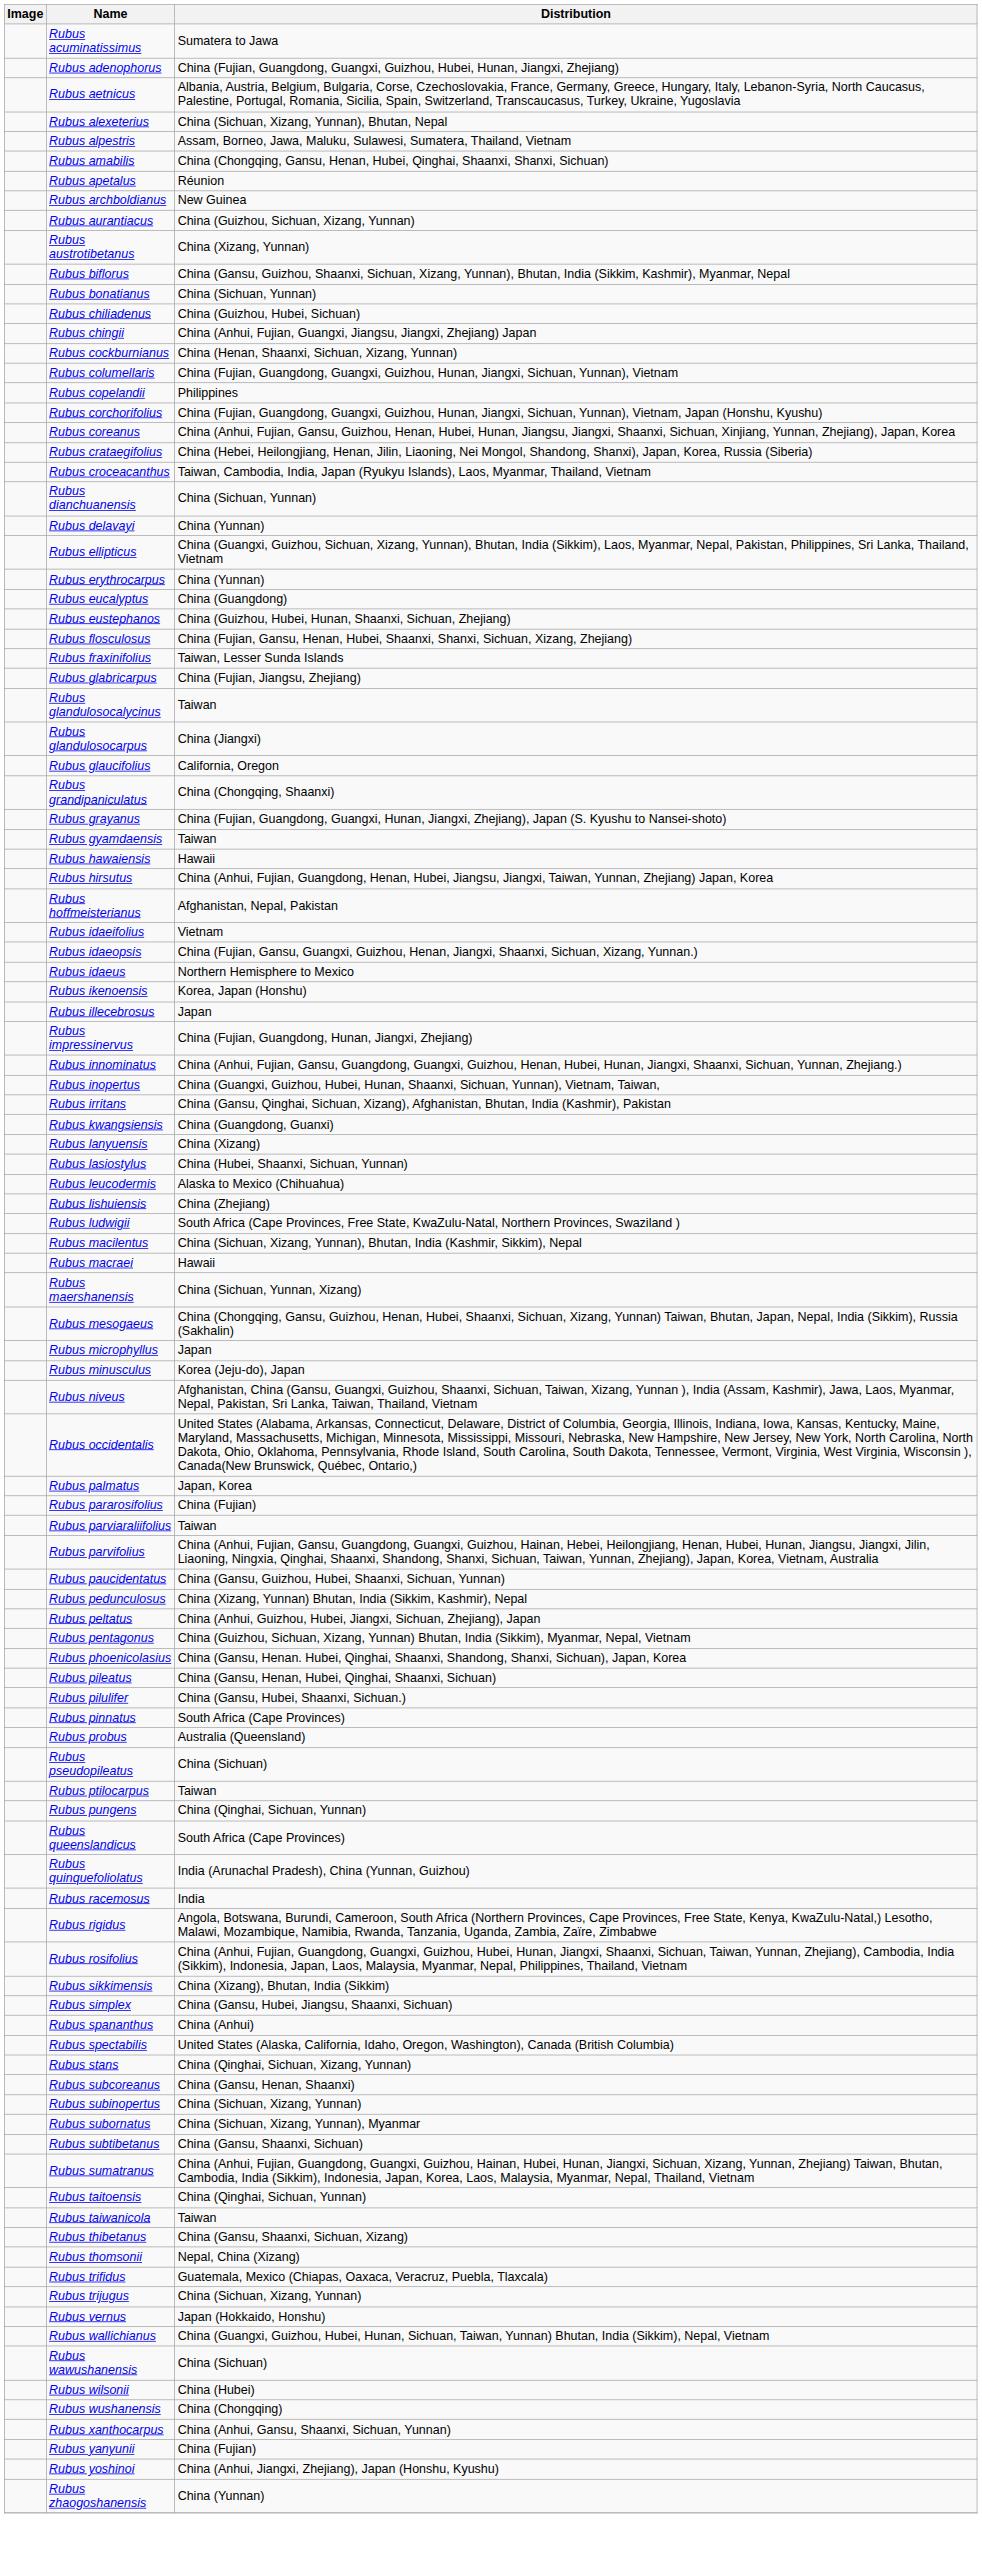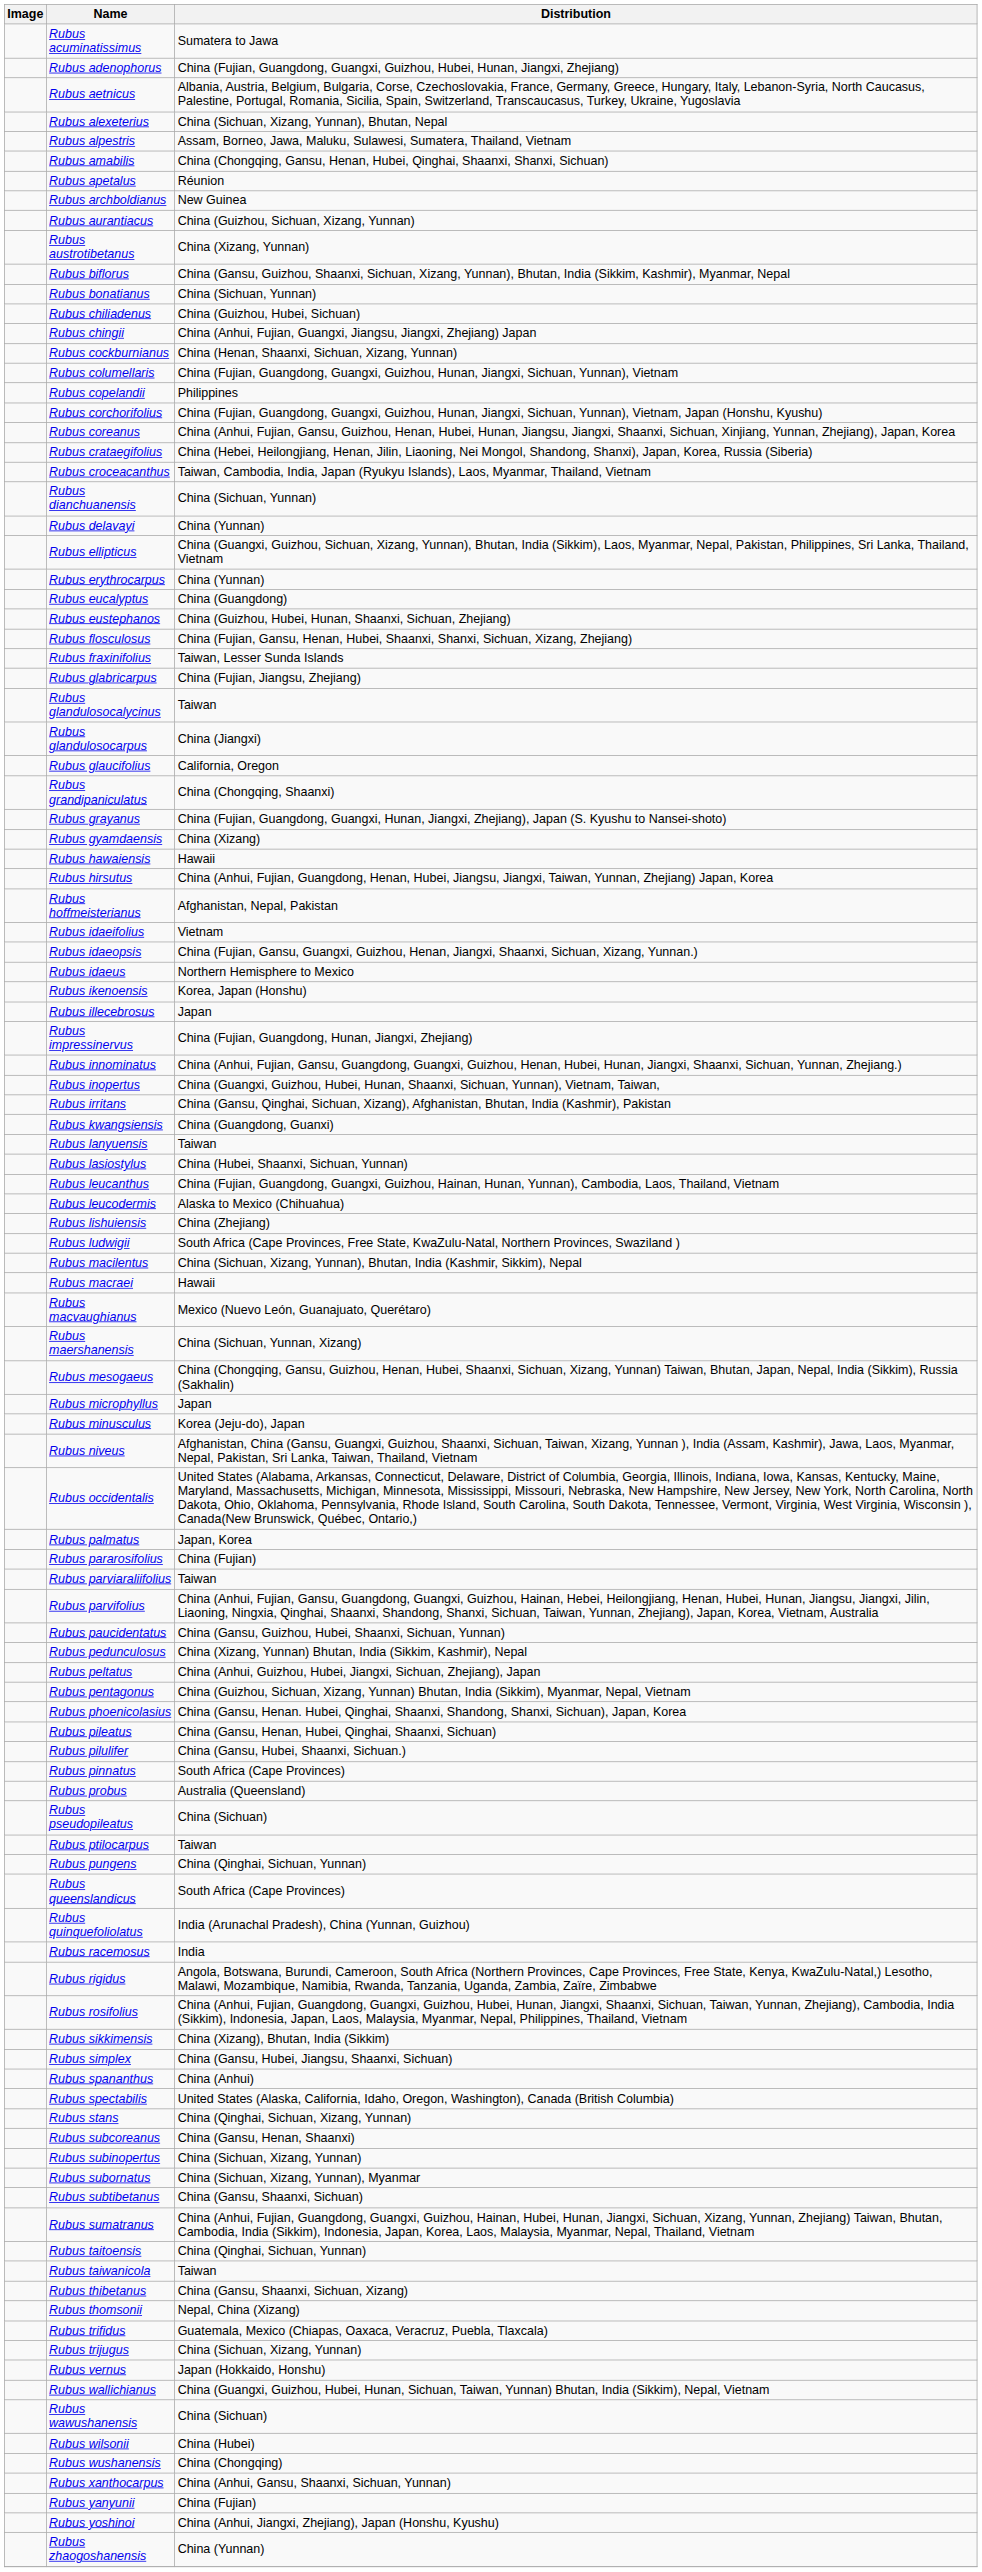(197, 839) Taiwan -> (219, 839) China (Xizang)
(219, 1144) China (Xizang) -> (197, 1144) Taiwan
+ row: (99, 1184)
+ row: (93, 1309)
